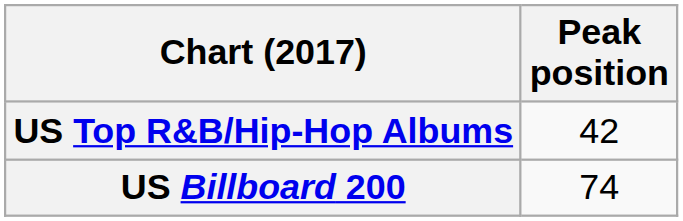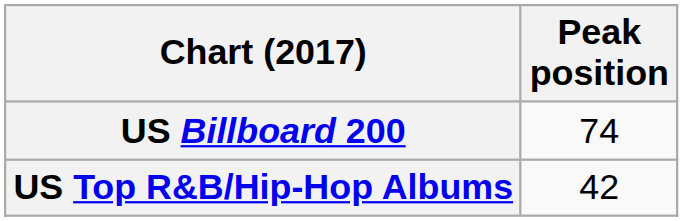rows swapped: (263, 186) <-> (263, 130)
